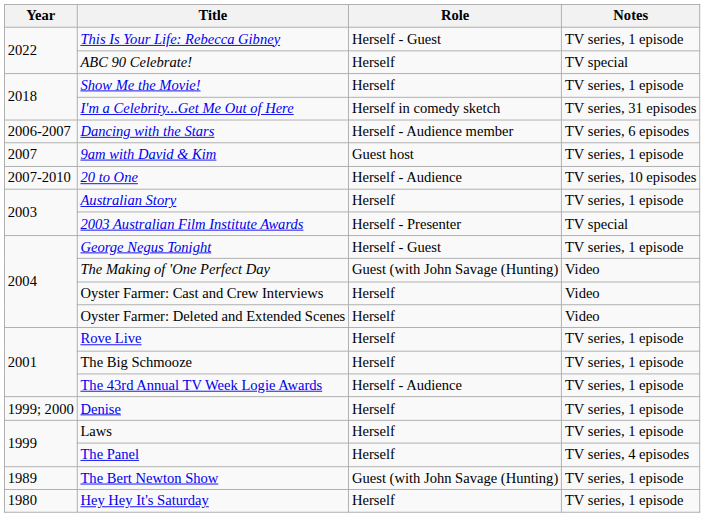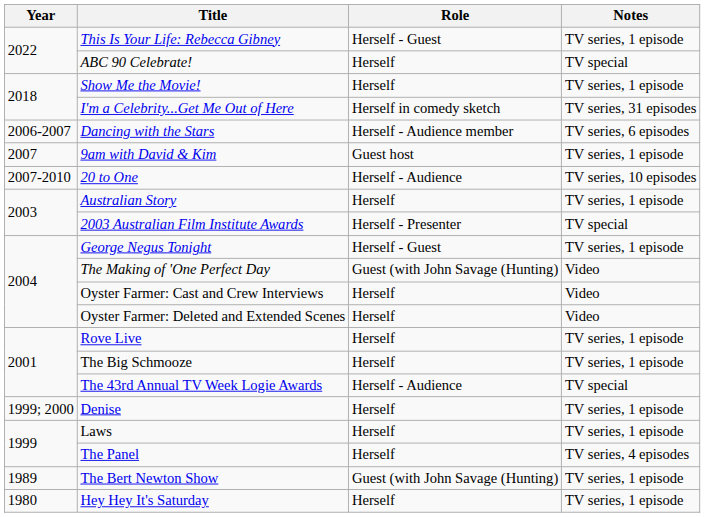(624, 385) TV series, 1 episode -> (597, 385) TV special
